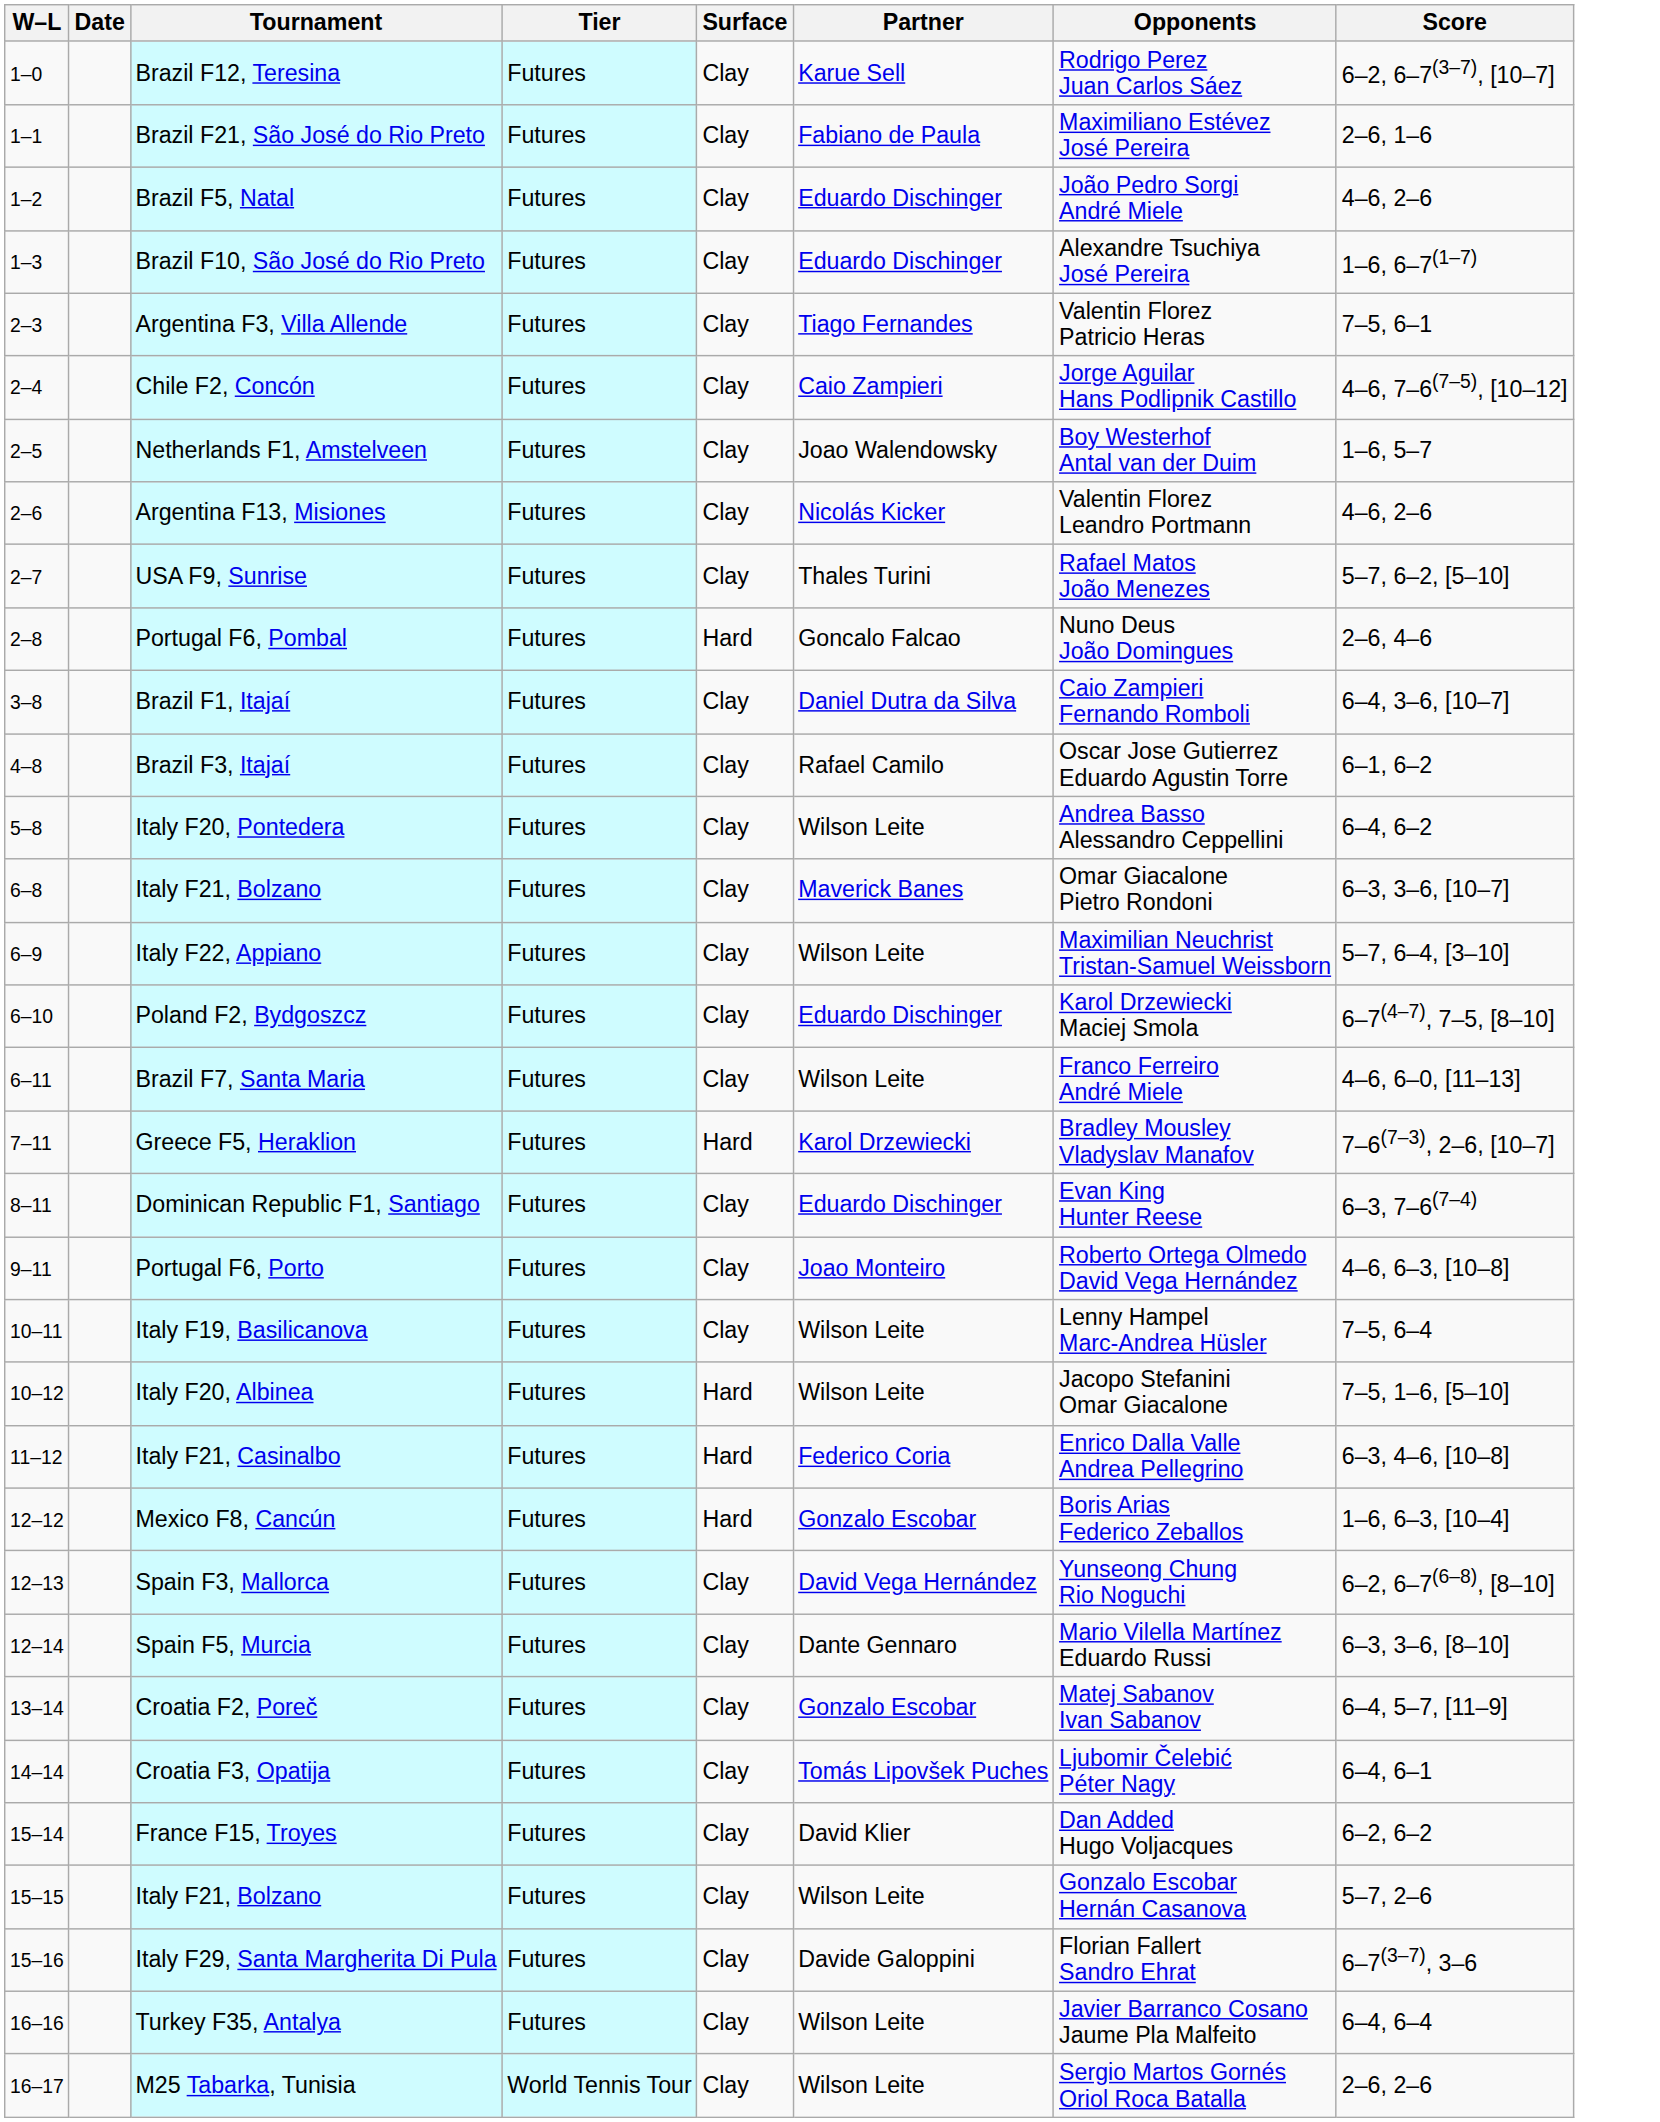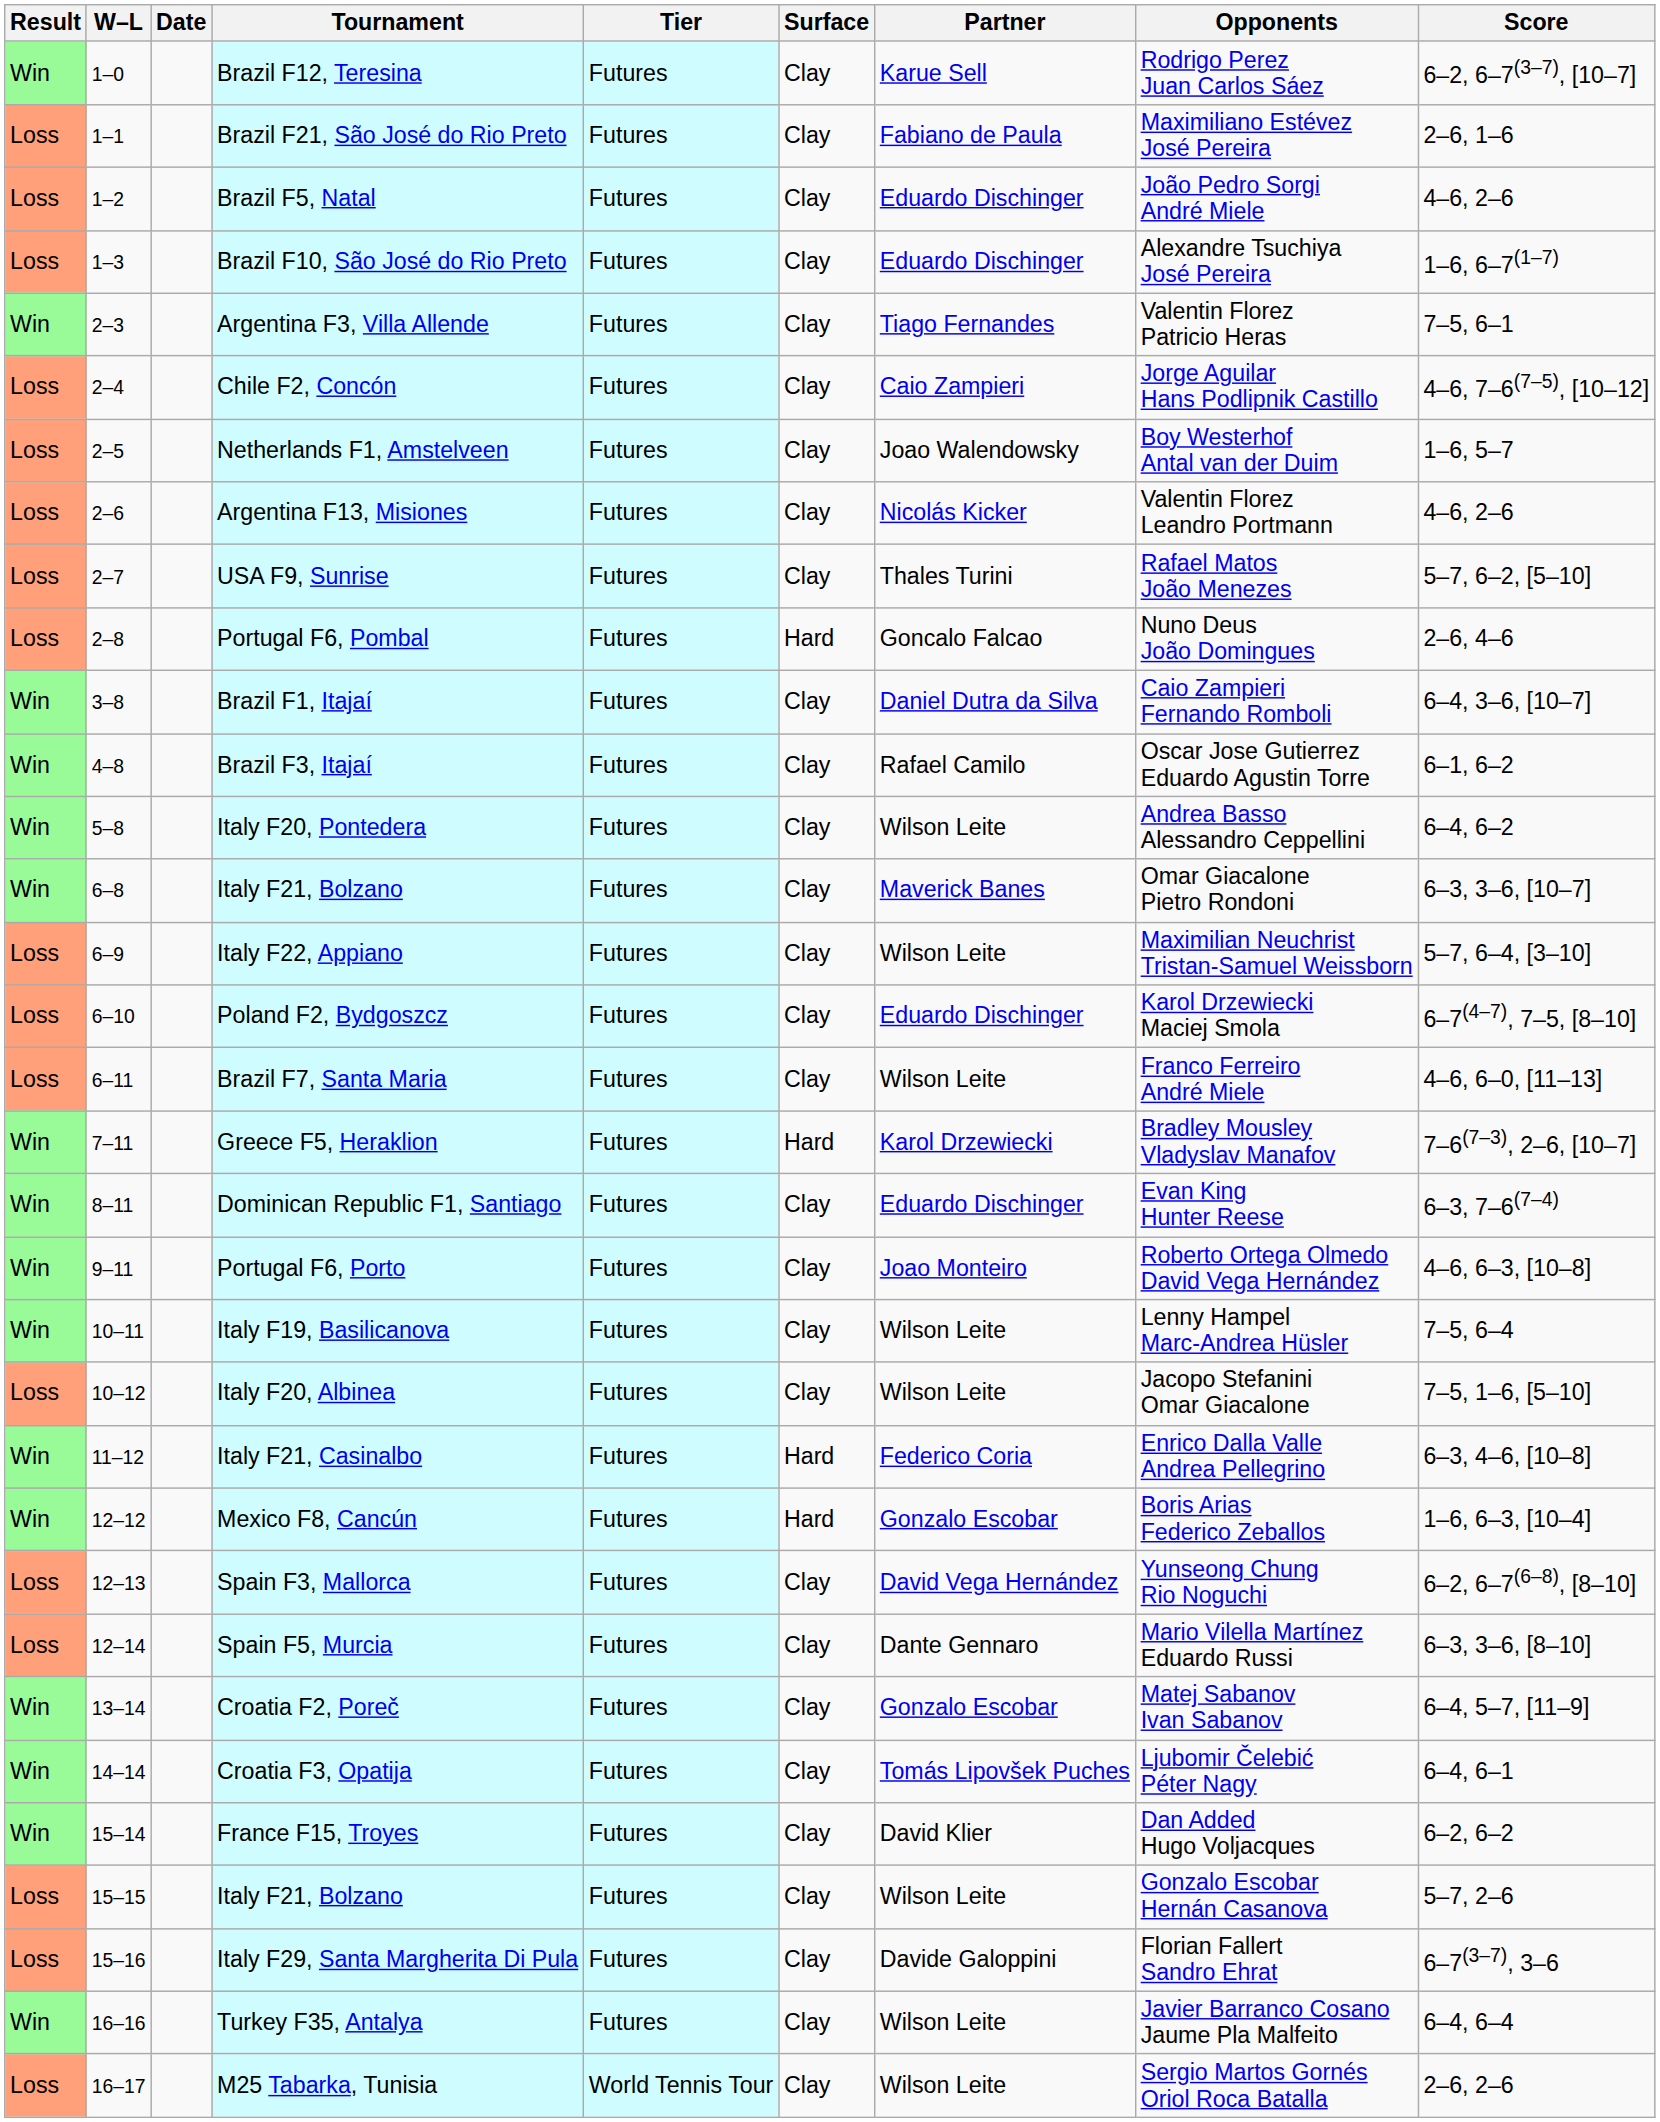+ column: (46, 22)
(728, 1393) Hard -> (807, 1393) Clay
